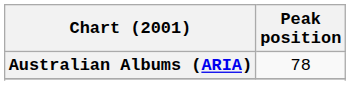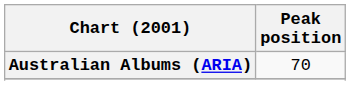(301, 65) 78 -> (301, 65) 70
